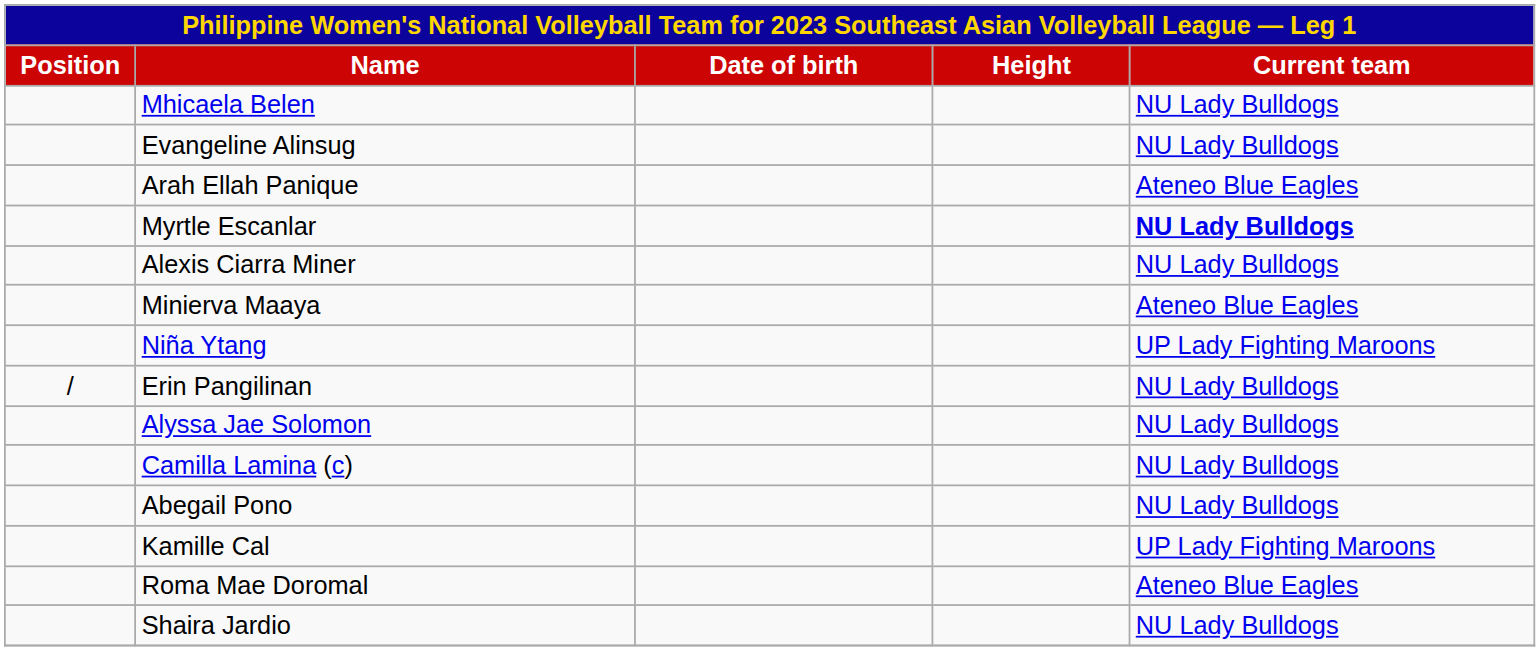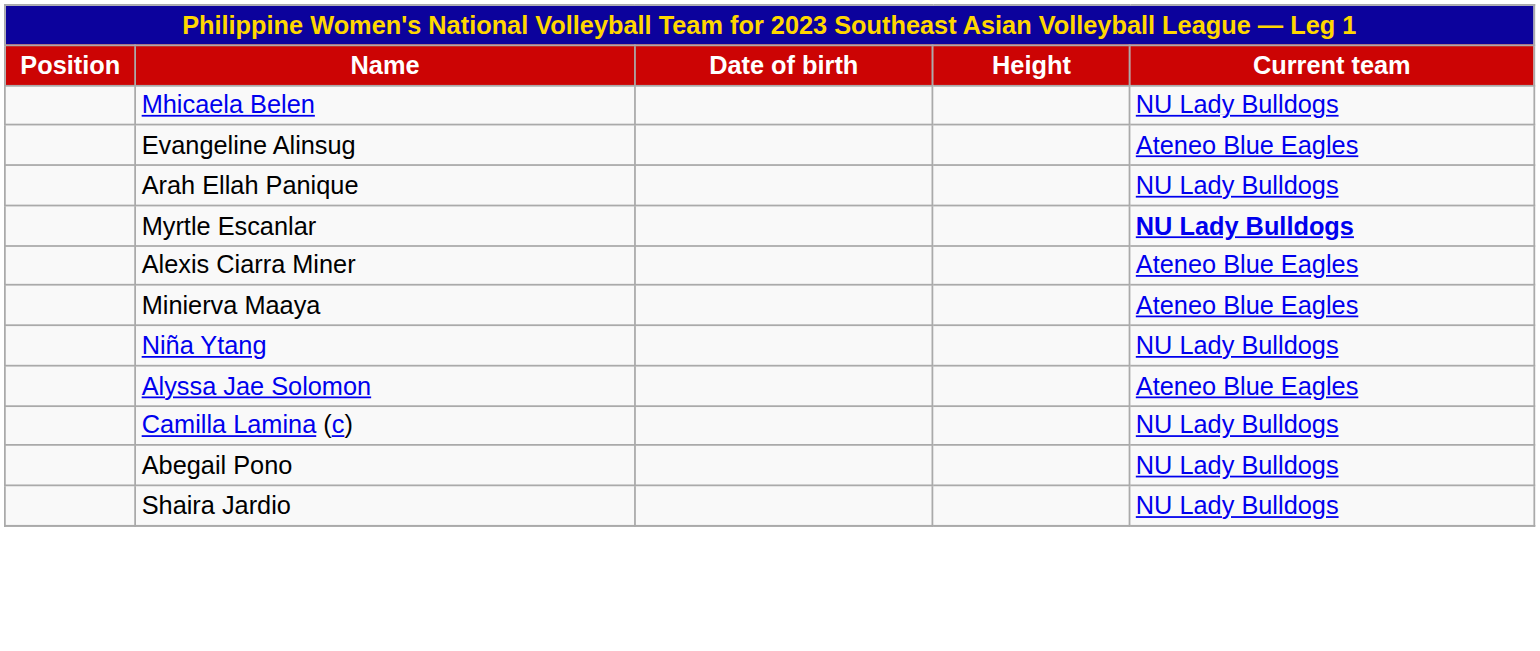(1237, 145) NU Lady Bulldogs -> (1247, 145) Ateneo Blue Eagles
(1247, 185) Ateneo Blue Eagles -> (1237, 185) NU Lady Bulldogs
(1237, 266) NU Lady Bulldogs -> (1247, 266) Ateneo Blue Eagles
(1286, 346) UP Lady Fighting Maroons -> (1237, 346) NU Lady Bulldogs
- row: (227, 386)
(1237, 426) NU Lady Bulldogs -> (1247, 386) Ateneo Blue Eagles
- row: (206, 546)
- row: (255, 586)
